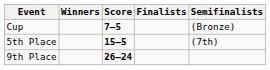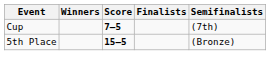(213, 27) (Bronze) -> (205, 27) (7th)
(205, 42) (7th) -> (213, 42) (Bronze)
- row: (32, 57)
